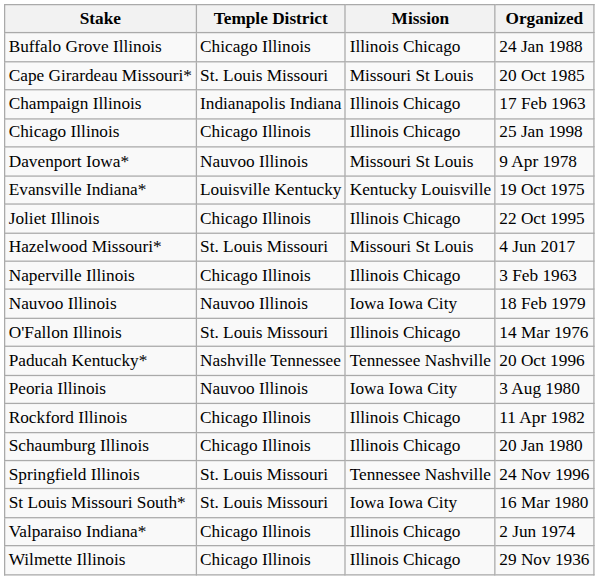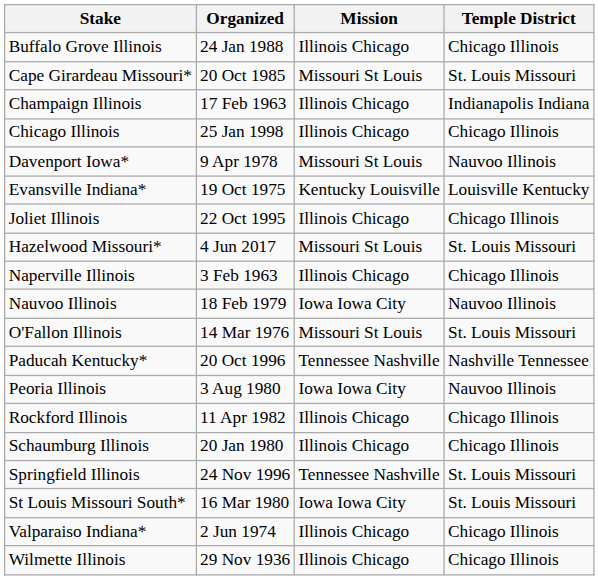columns swapped: (544, 18) <-> (271, 18)
(405, 331) Illinois Chicago -> (360, 331) Missouri St Louis
